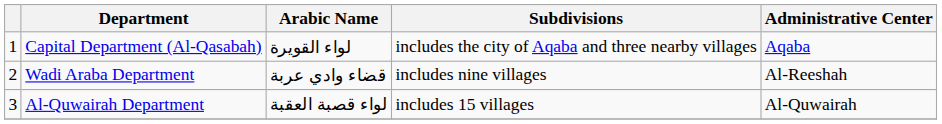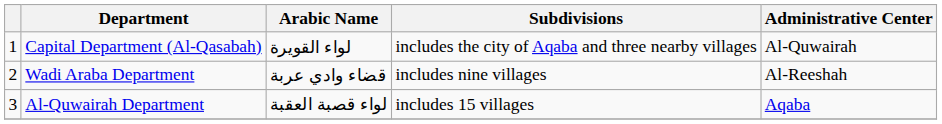(788, 46) Aqaba -> (811, 46) Al-Quwairah
(811, 104) Al-Quwairah -> (788, 104) Aqaba
